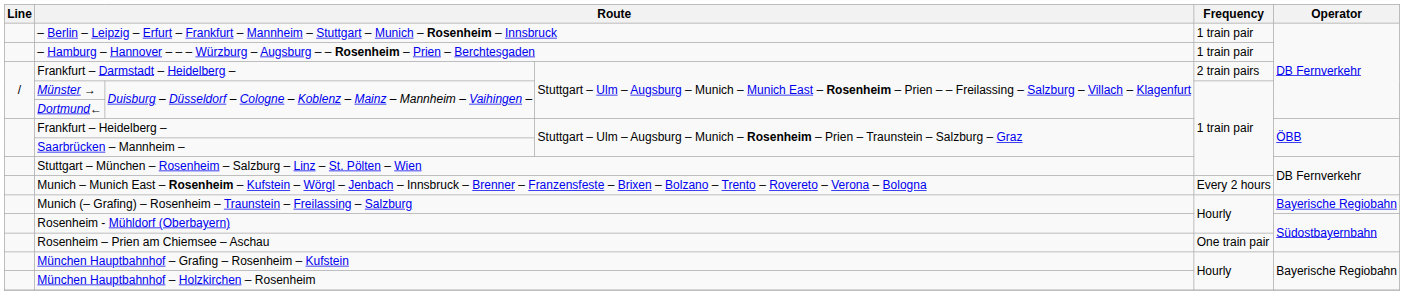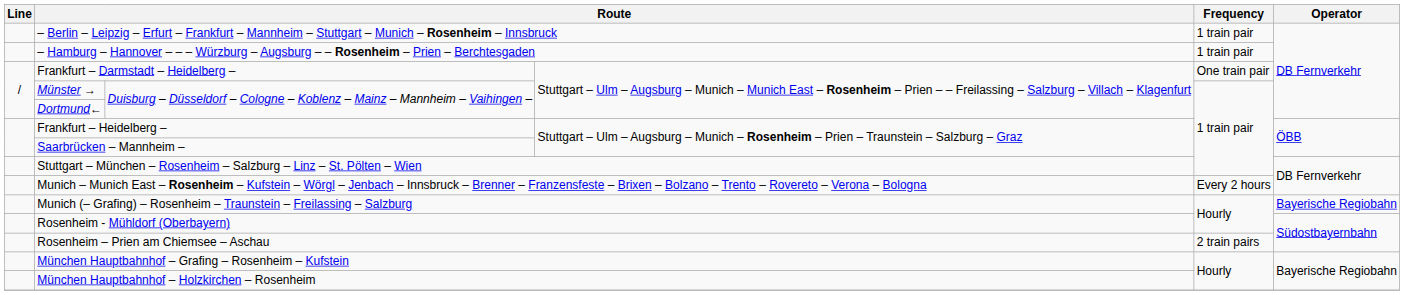(1228, 71) 2 train pairs -> (1233, 71) One train pair
(1233, 242) One train pair -> (1228, 242) 2 train pairs
